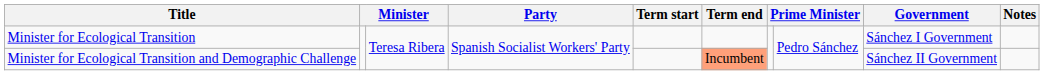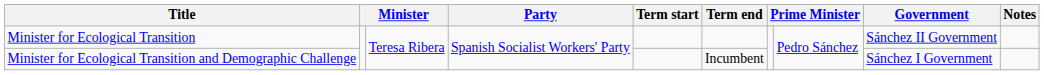(929, 37) Sánchez I Government -> (932, 37) Sánchez II Government
(734, 59) lightsalmon background -> (734, 59) no background
(932, 59) Sánchez II Government -> (929, 59) Sánchez I Government
